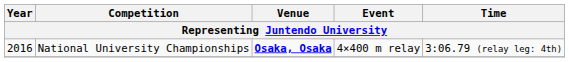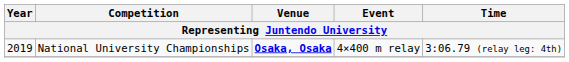(20, 48) 2016 -> (20, 48) 2019
